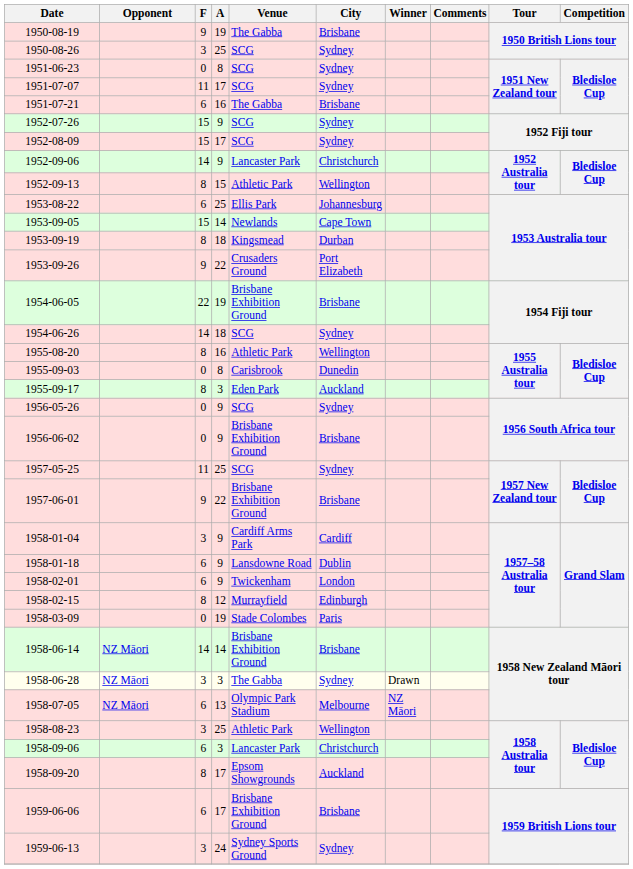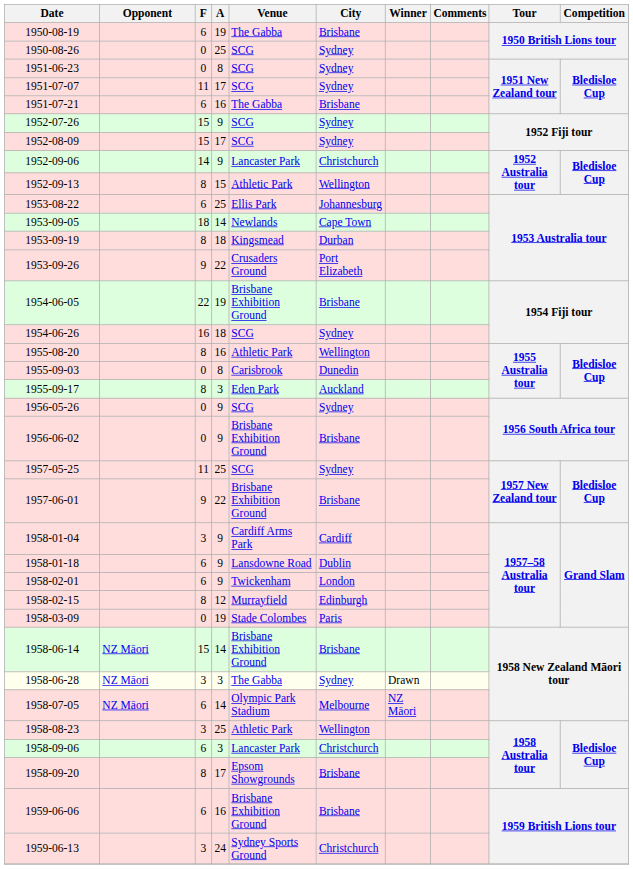(203, 31) 9 -> (203, 31) 6
(203, 50) 3 -> (203, 50) 0
(203, 222) 15 -> (203, 222) 18
(203, 334) 14 -> (203, 334) 16
(203, 649) 14 -> (203, 649) 15
(220, 705) 13 -> (220, 705) 14
(341, 773) Auckland -> (339, 773) Brisbane
(220, 810) 17 -> (220, 810) 16
(336, 848) Sydney -> (349, 848) Christchurch
